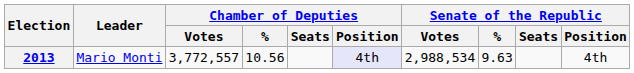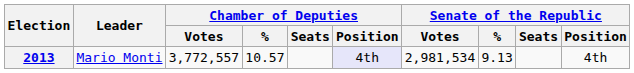(265, 57) 10.56 -> (265, 57) 10.57
(440, 57) 2,988,534 -> (440, 57) 2,981,534
(497, 57) 9.63 -> (497, 57) 9.13
